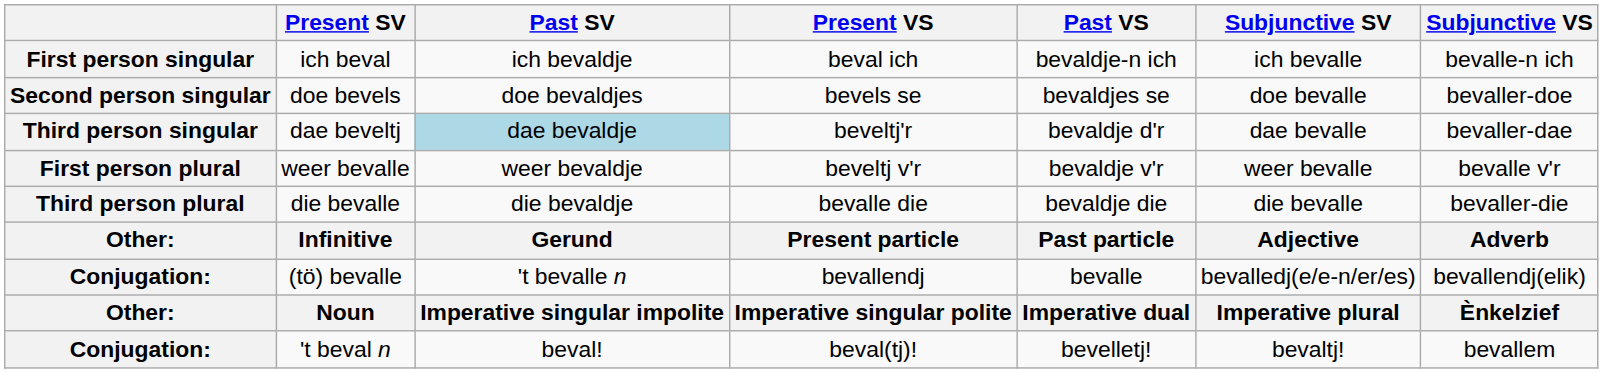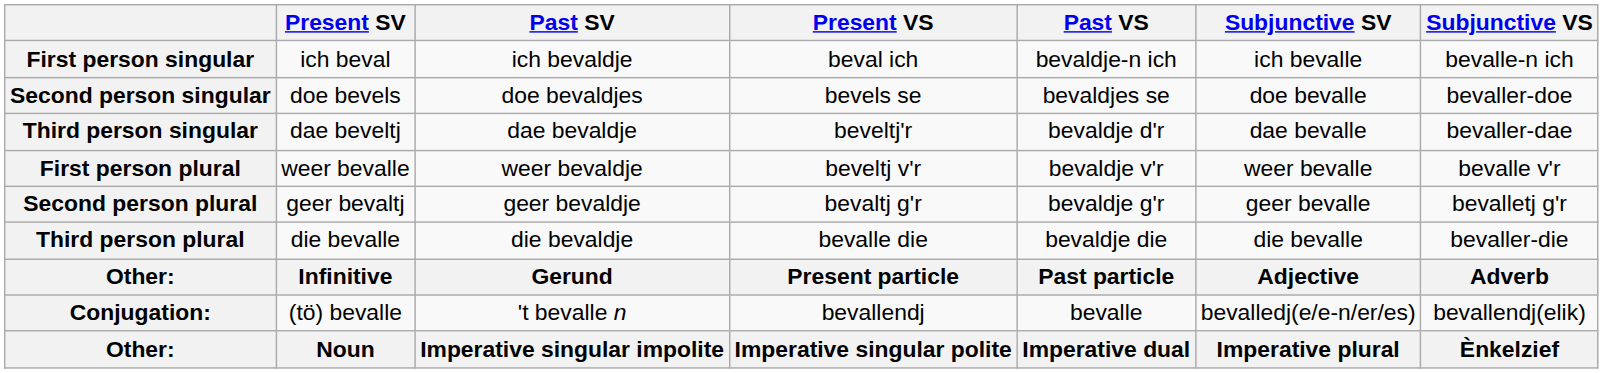(572, 131) lightblue background -> (572, 131) no background
+ row: (345, 204)
- row: (345, 349)
